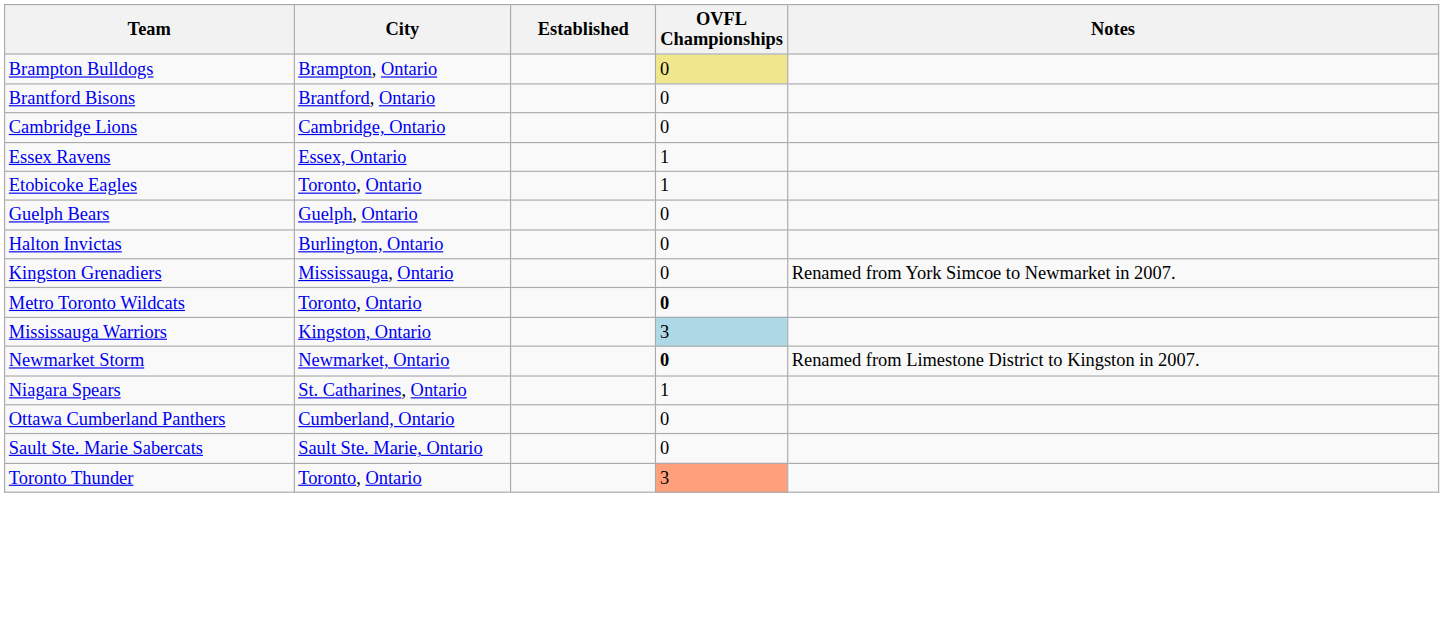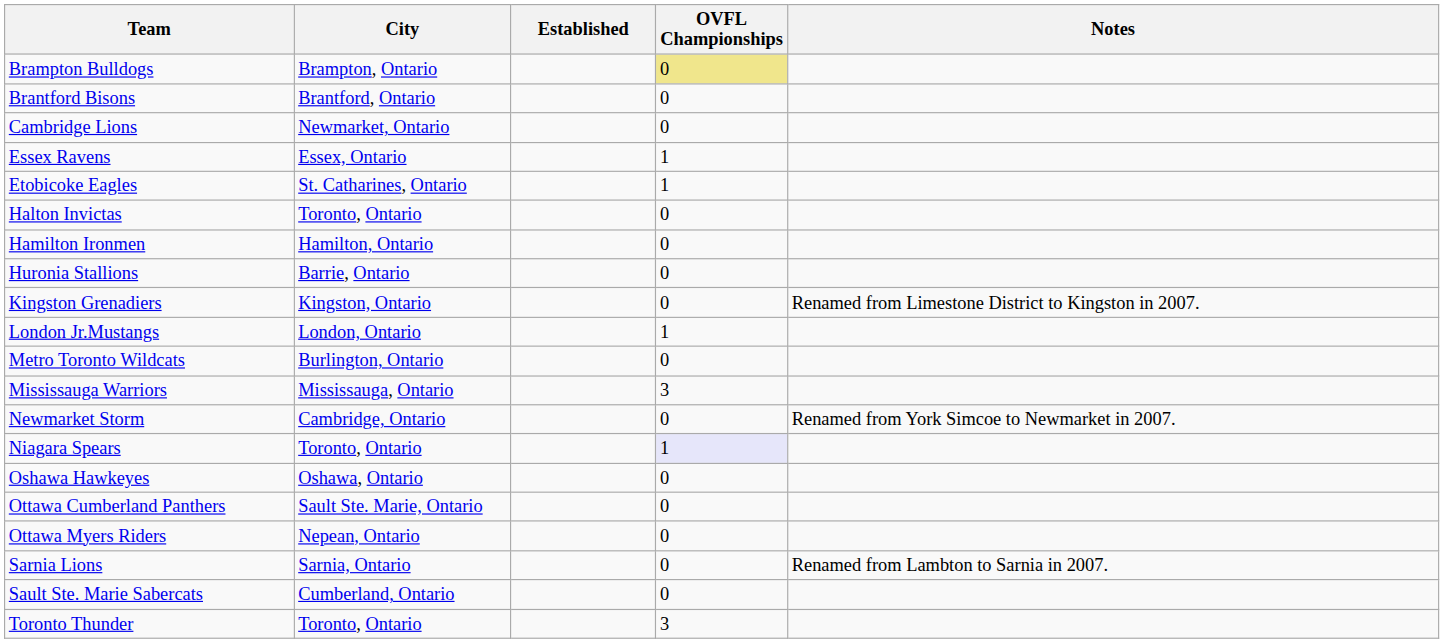(372, 127) Cambridge, Ontario -> (374, 127) Newmarket, Ontario
(360, 185) Toronto, Ontario -> (383, 185) St. Catharines, Ontario
- row: (59, 214)
(371, 244) Burlington, Ontario -> (360, 214) Toronto, Ontario
+ row: (77, 244)
+ row: (73, 273)
(376, 273) Mississauga, Ontario -> (365, 302) Kingston, Ontario
(984, 273) Renamed from York Simcoe to Newmarket in 2007. -> (996, 302) Renamed from Limestone District to Kingston in 2007.
+ row: (84, 331)
(360, 302) Toronto, Ontario -> (371, 360) Burlington, Ontario
(664, 302) bold -> (664, 360) normal
(365, 331) Kingston, Ontario -> (376, 389) Mississauga, Ontario
(664, 331) lightblue background -> (664, 389) no background
(374, 360) Newmarket, Ontario -> (372, 419) Cambridge, Ontario
(664, 360) bold -> (664, 419) normal
(996, 360) Renamed from Limestone District to Kingston in 2007. -> (984, 419) Renamed from York Simcoe to Newmarket in 2007.
(383, 389) St. Catharines, Ontario -> (360, 448) Toronto, Ontario
(664, 389) no background -> (664, 448) lavender background
+ row: (79, 477)
(376, 419) Cumberland, Ontario -> (390, 506) Sault Ste. Marie, Ontario
+ row: (88, 535)
+ row: (56, 565)
(390, 448) Sault Ste. Marie, Ontario -> (376, 594) Cumberland, Ontario
(664, 477) lightsalmon background -> (664, 623) no background
